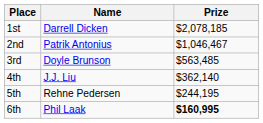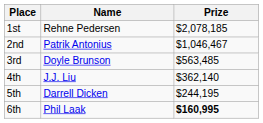(76, 28) Darrell Dicken -> (82, 28) Rehne Pedersen
(82, 93) Rehne Pedersen -> (76, 93) Darrell Dicken
